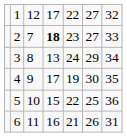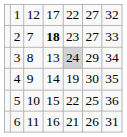(73, 57) no background -> (73, 57) lightgrey background
(53, 79) 17 -> (53, 79) 14
